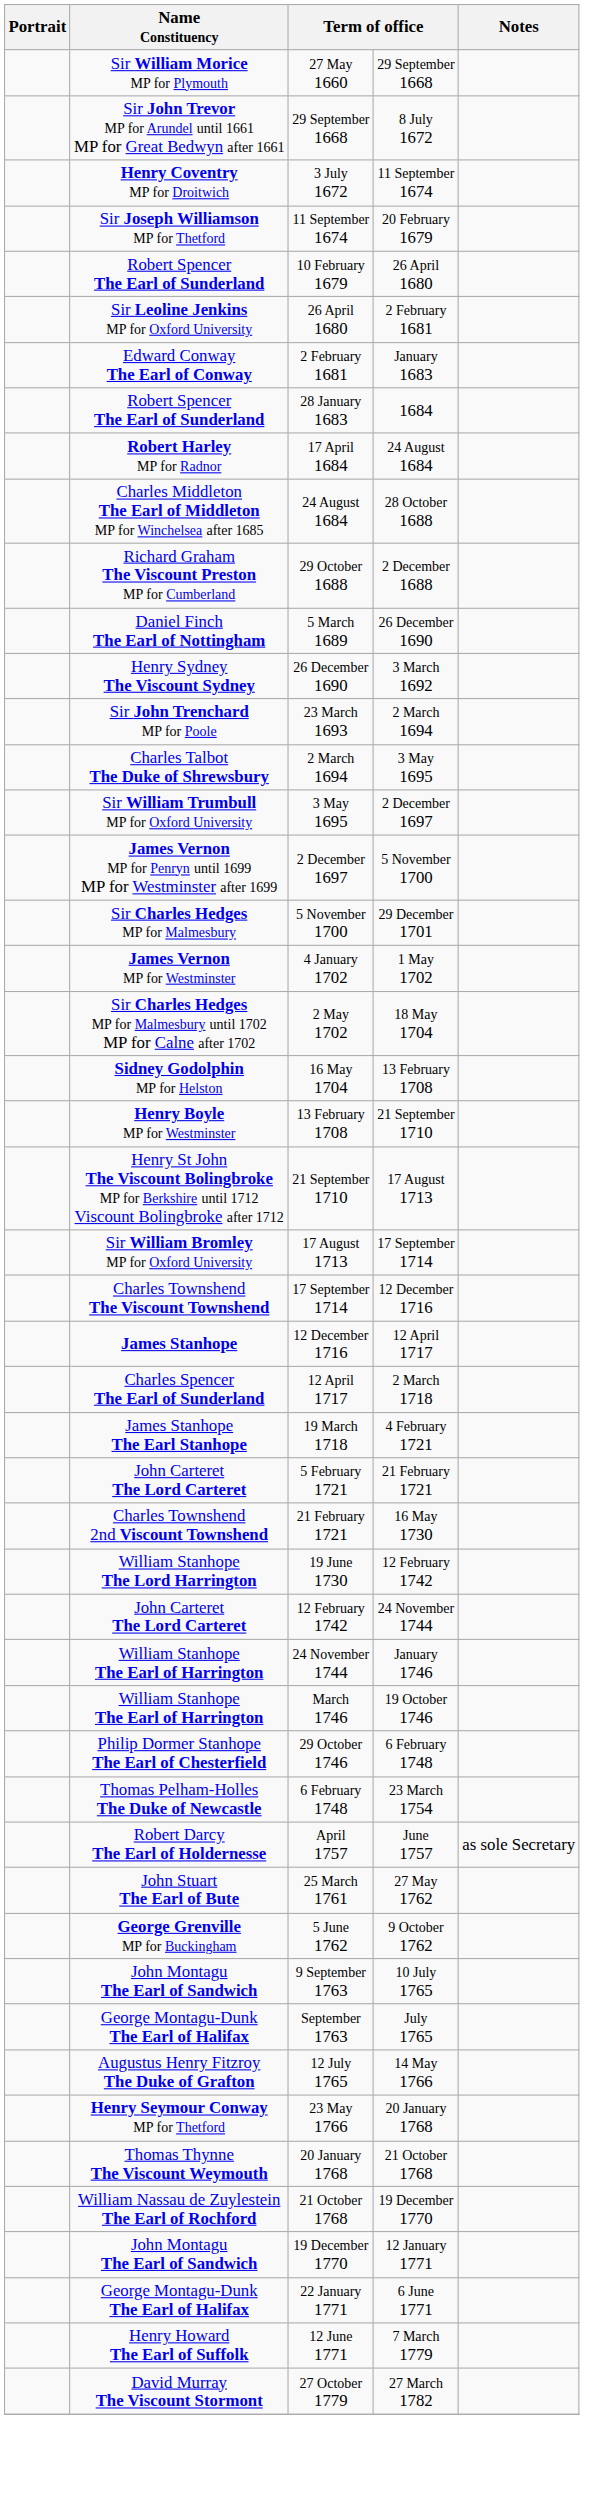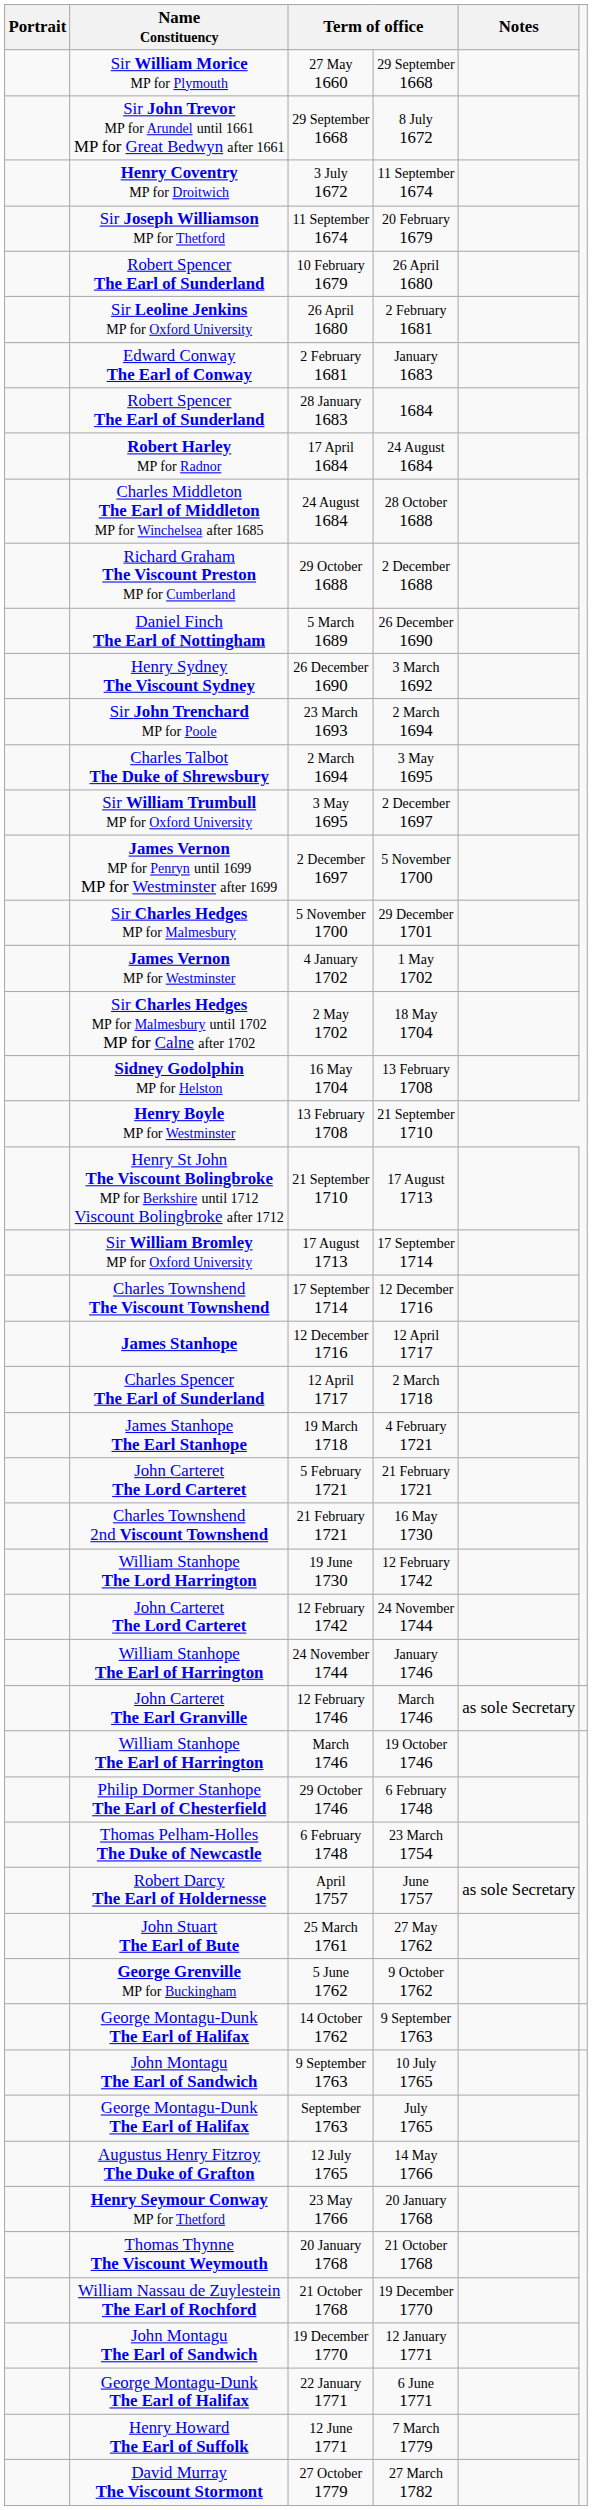+ row: (331, 1709)
+ row: (331, 2027)
